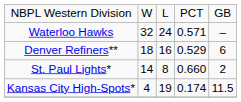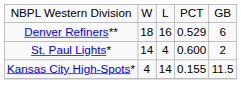- row: (71, 32)
(165, 69) 8 -> (165, 50) 4
(192, 69) 0.660 -> (192, 50) 0.600
(165, 87) 19 -> (165, 69) 14
(192, 87) 0.174 -> (192, 69) 0.155
